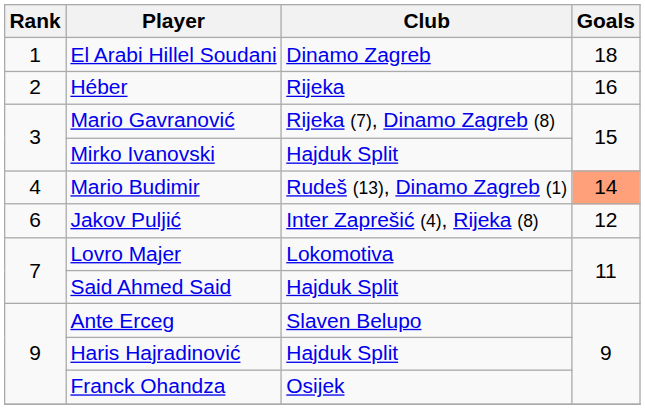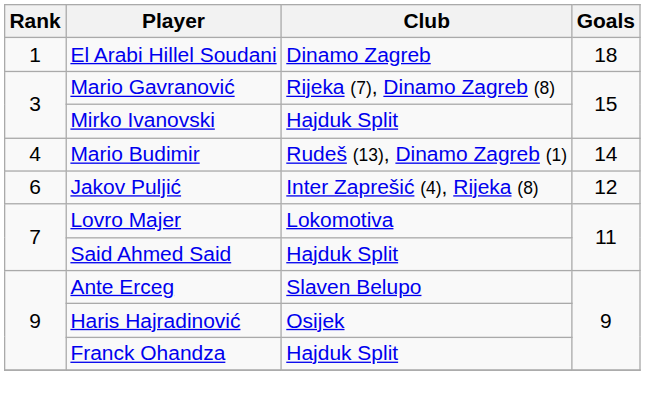- row: (99, 87)
(606, 187) lightsalmon background -> (606, 154) no background
(342, 353) Hajduk Split -> (315, 320) Osijek
(315, 386) Osijek -> (342, 353) Hajduk Split
